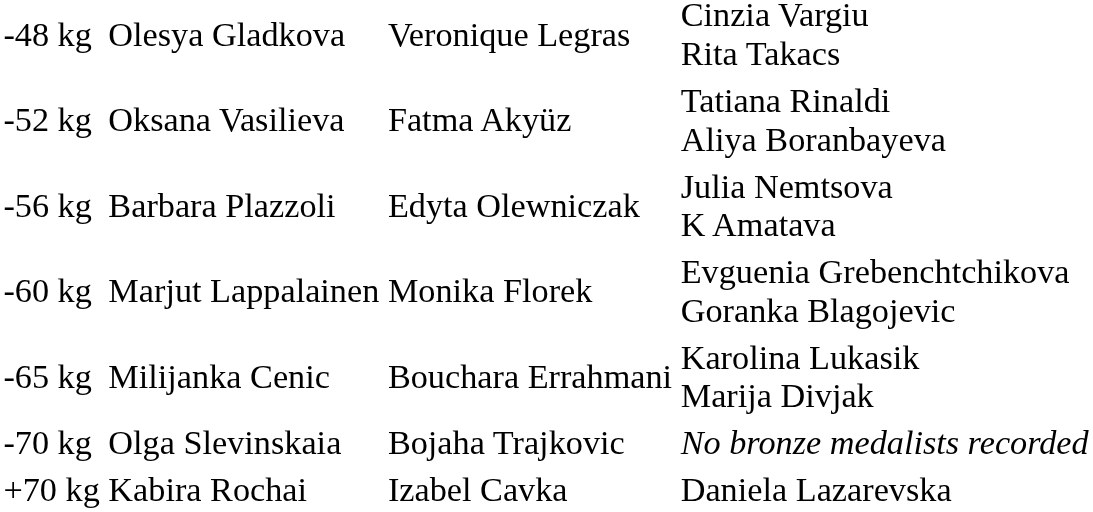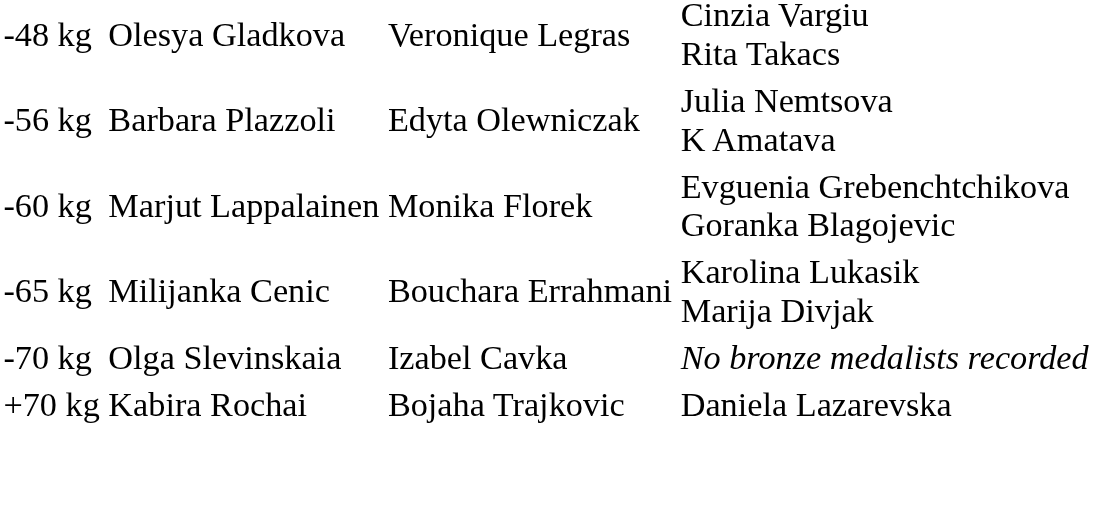- row: (48, 119)
(506, 443) Bojaha Trajkovic -> (478, 357) Izabel Cavka
(478, 490) Izabel Cavka -> (506, 404) Bojaha Trajkovic
